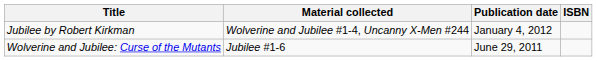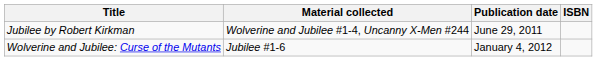(513, 30) January 4, 2012 -> (508, 30) June 29, 2011
(508, 47) June 29, 2011 -> (513, 47) January 4, 2012
